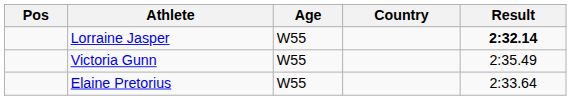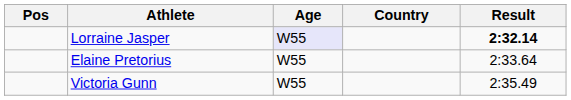(292, 38) no background -> (292, 38) lavender background
rows swapped: (121, 83) <-> (114, 60)
